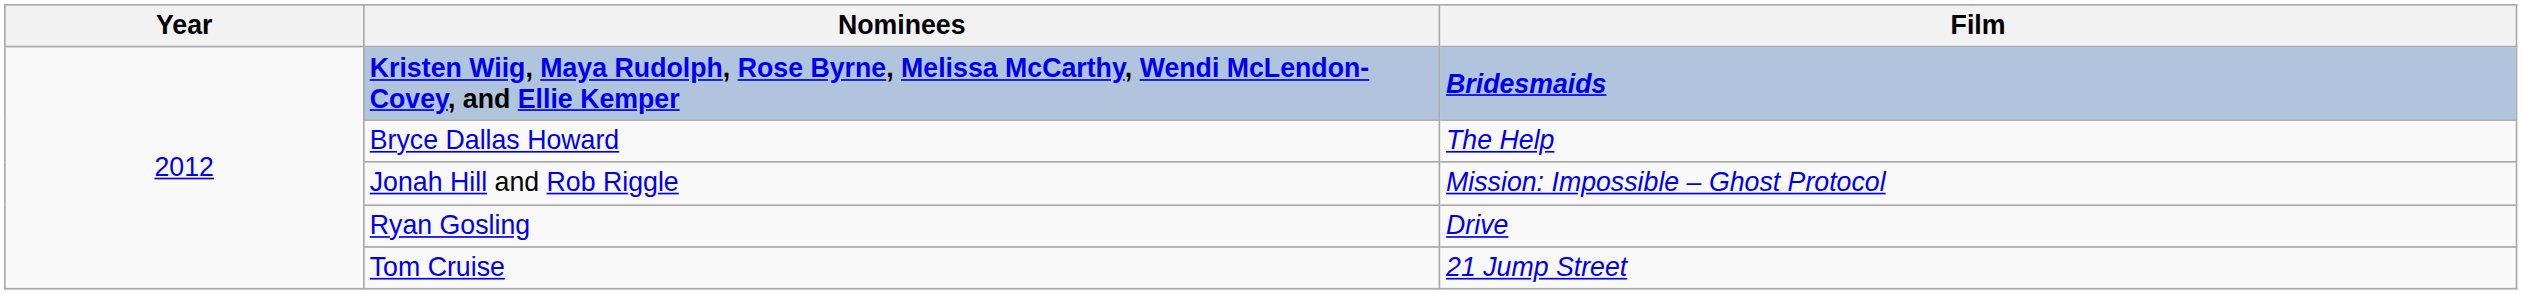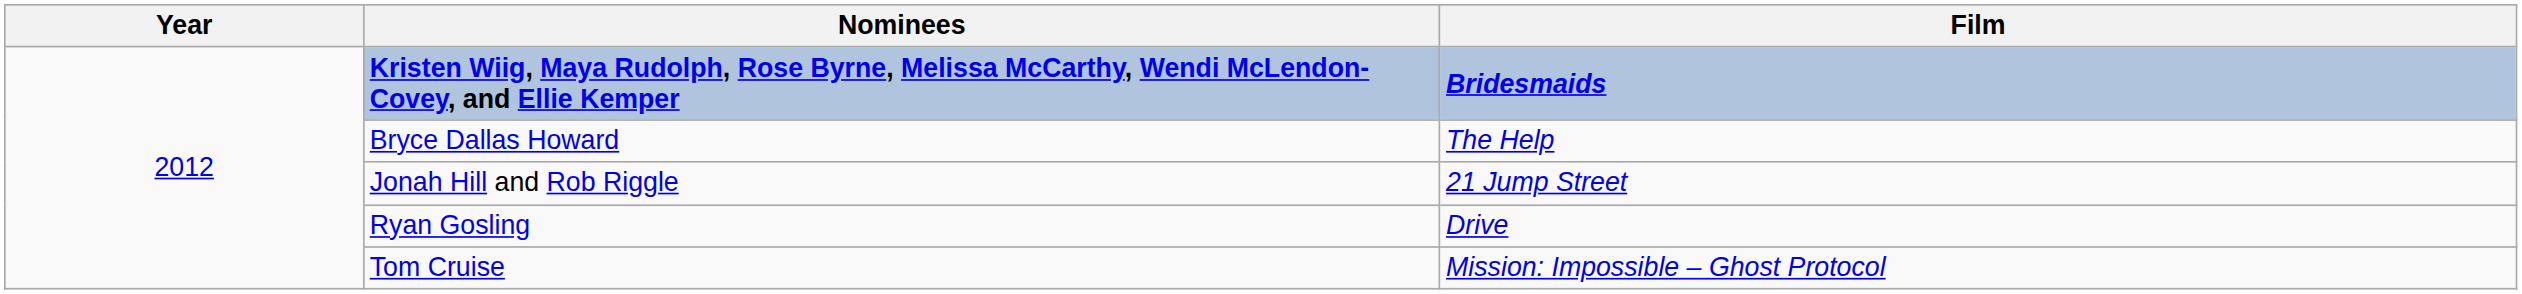(1666, 182) Mission: Impossible – Ghost Protocol -> (1537, 182) 21 Jump Street
(1537, 267) 21 Jump Street -> (1666, 267) Mission: Impossible – Ghost Protocol
